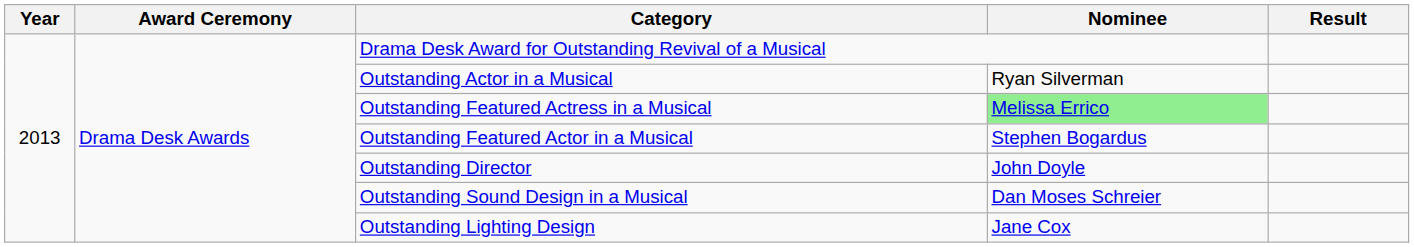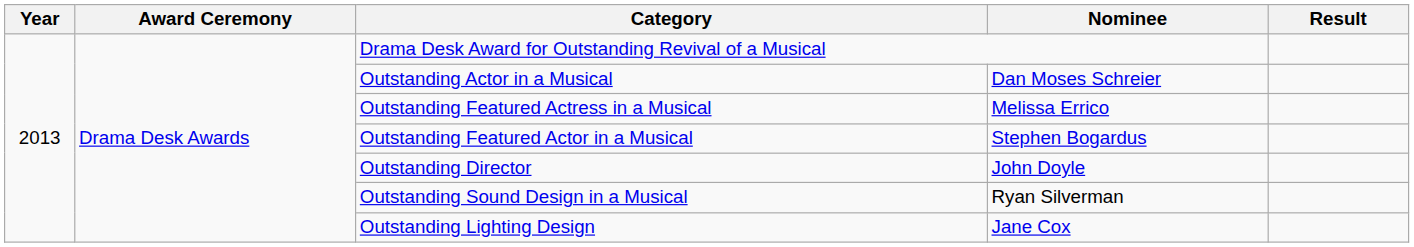(1058, 78) Ryan Silverman -> (1076, 78) Dan Moses Schreier
(1050, 108) lightgreen background -> (1050, 108) no background
(1076, 197) Dan Moses Schreier -> (1058, 197) Ryan Silverman
